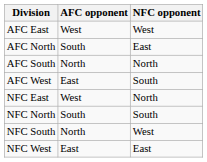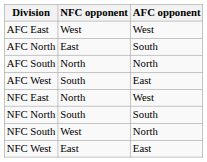columns swapped: (94, 13) <-> (167, 13)
